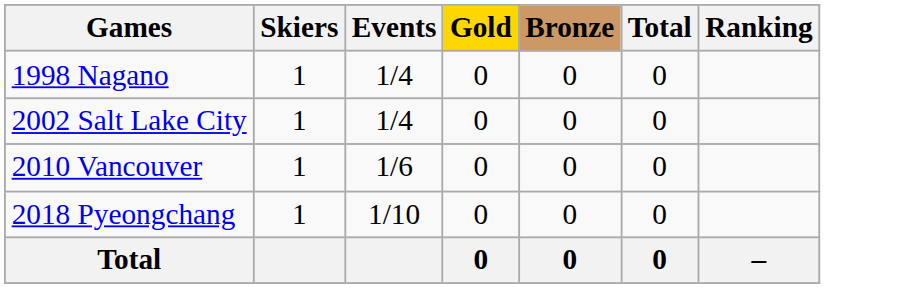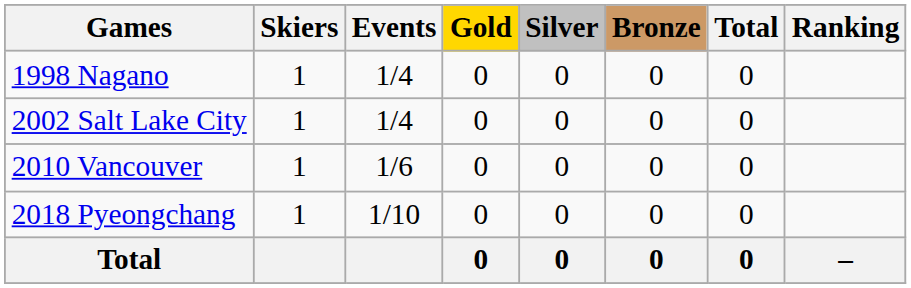+ column: (562, 27)
